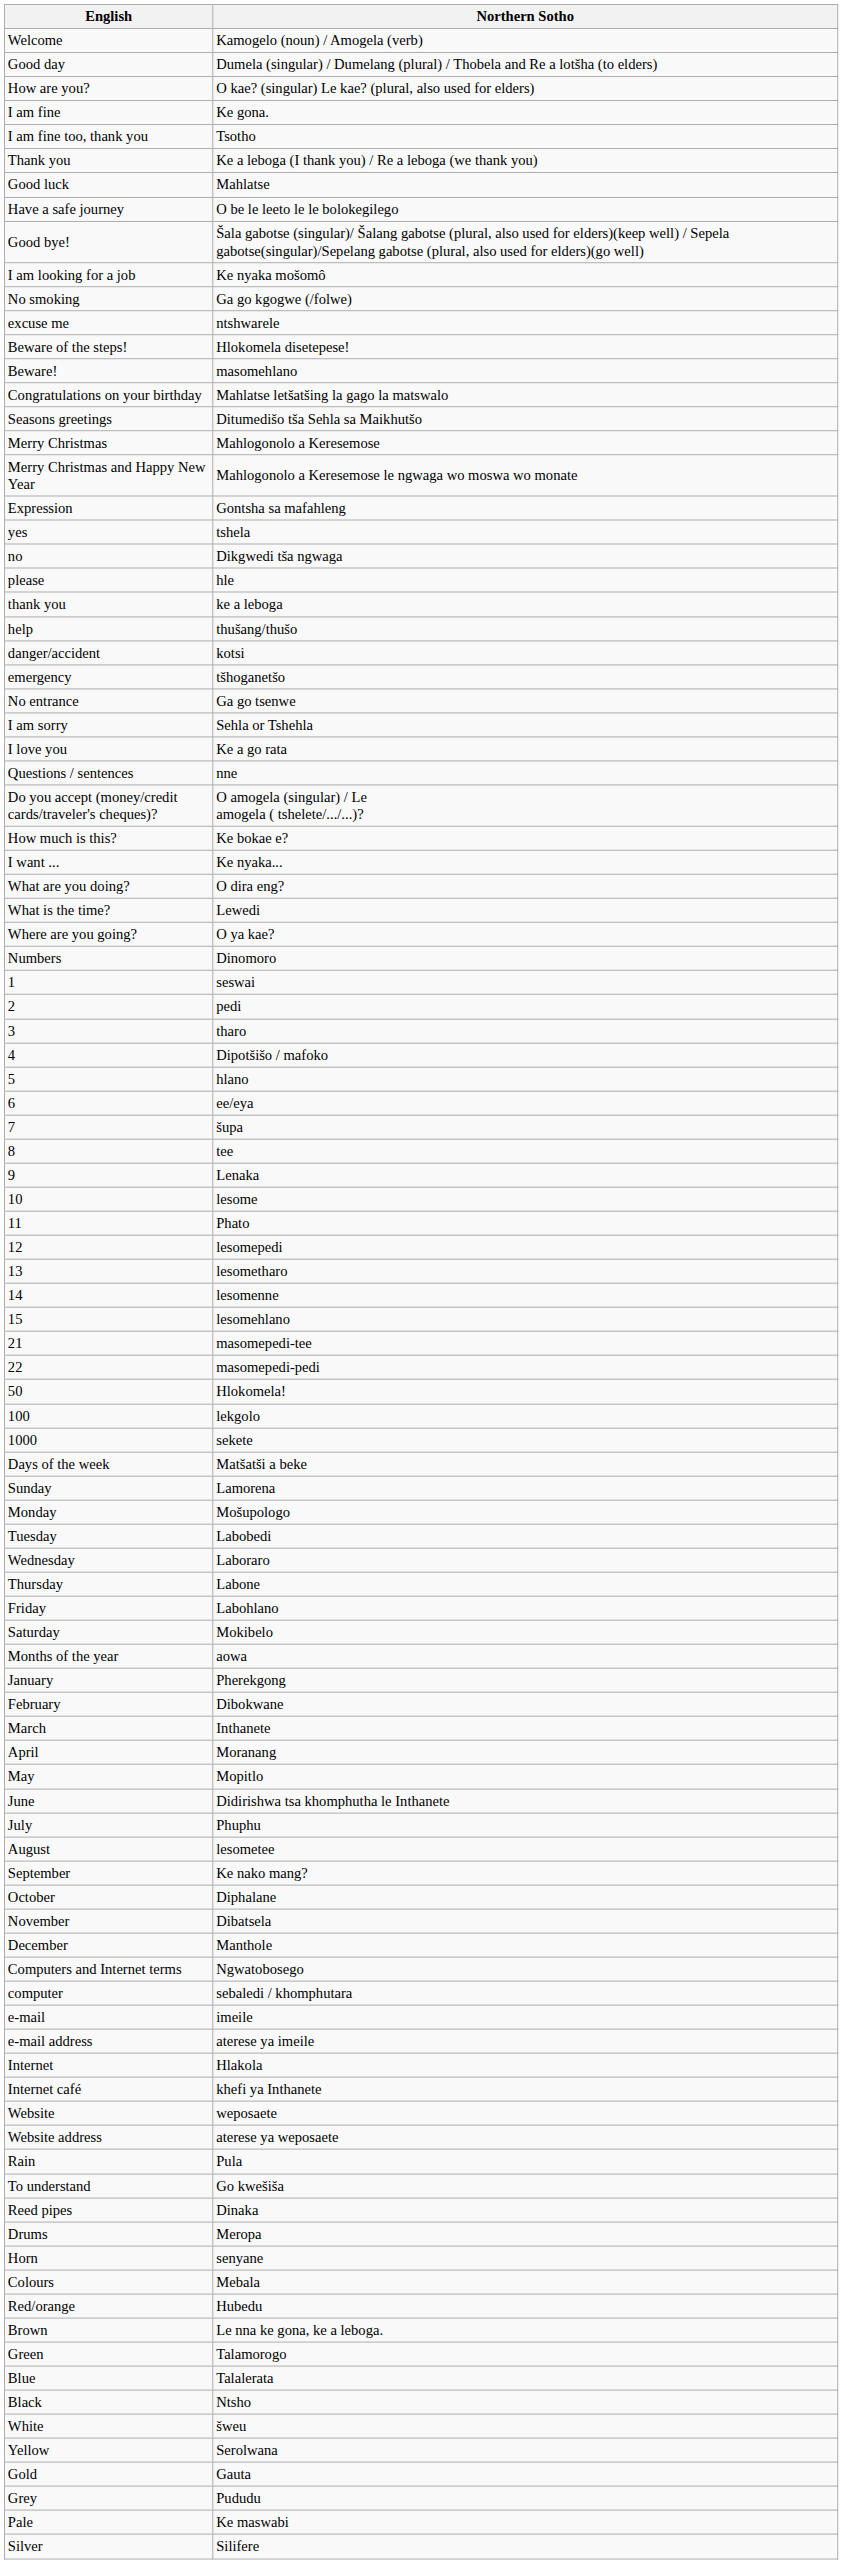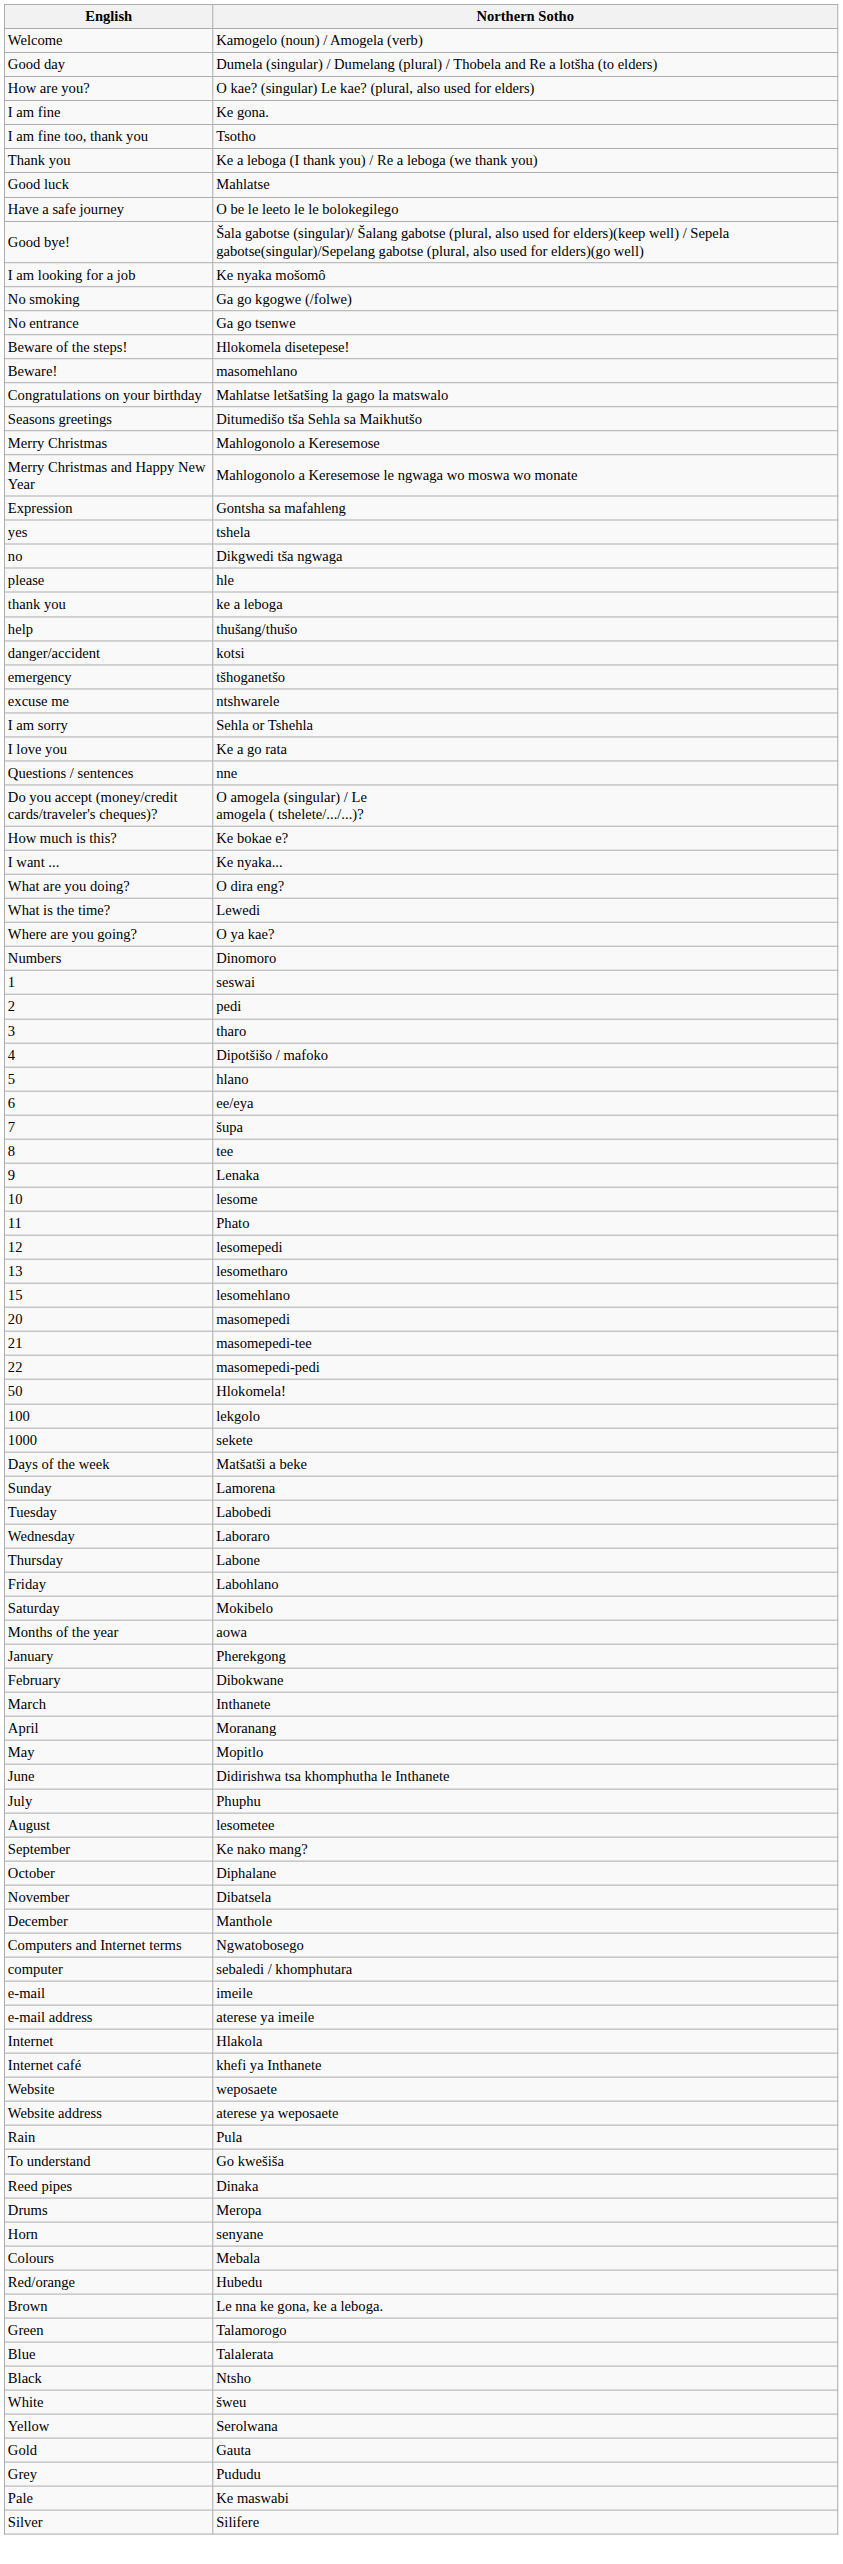rows swapped: (43, 700) <-> (38, 322)
- row: (15, 1295)
+ row: (15, 1319)
- row: (32, 1512)
